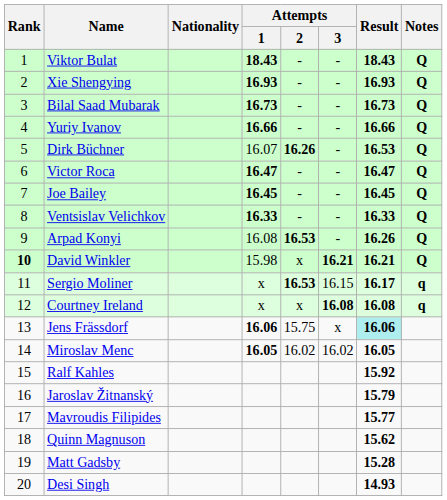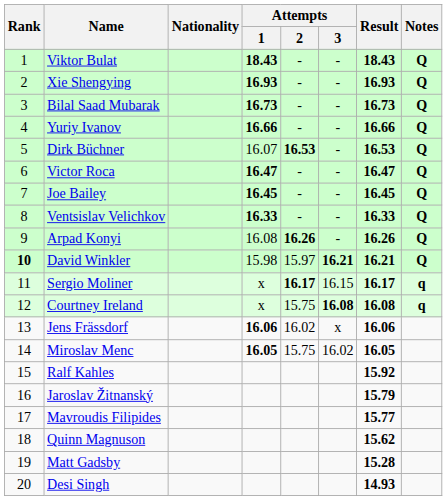(300, 149) 16.26 -> (300, 149) 16.53
(300, 238) 16.53 -> (300, 238) 16.26
(300, 261) x -> (300, 261) 15.97
(300, 283) 16.53 -> (300, 283) 16.17
(300, 305) x -> (300, 305) 15.75
(300, 328) 15.75 -> (300, 328) 16.02
(379, 328) paleturquoise background -> (379, 328) no background
(300, 350) 16.02 -> (300, 350) 15.75
